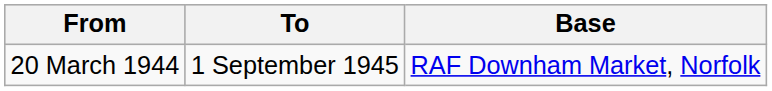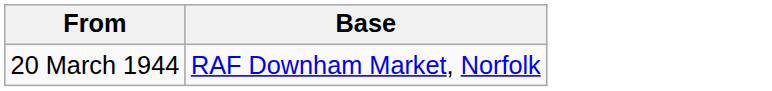- column: (295, 24)
